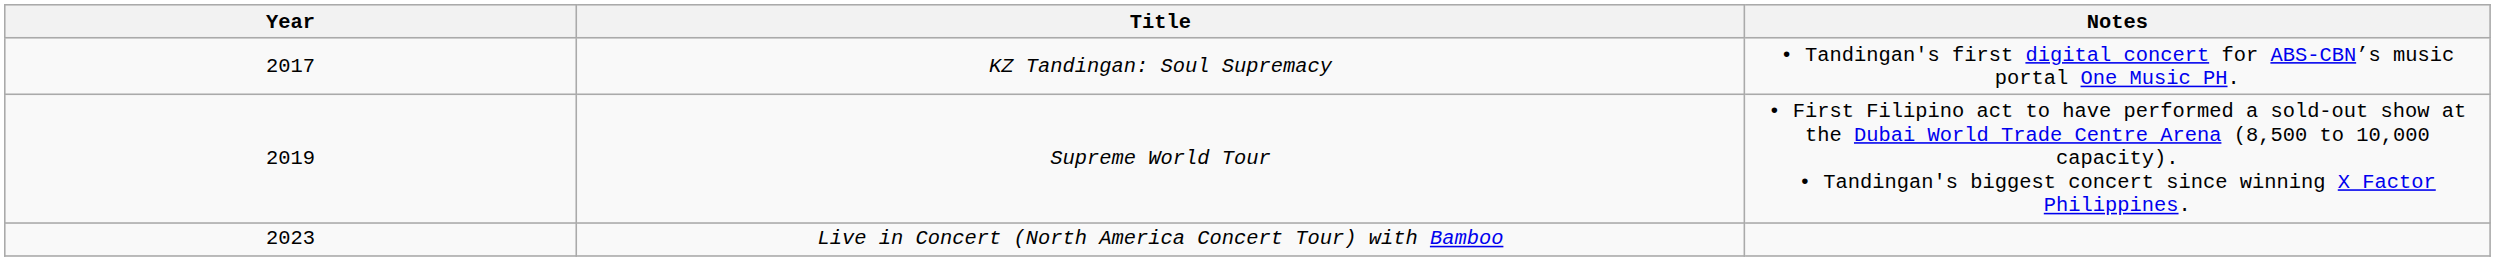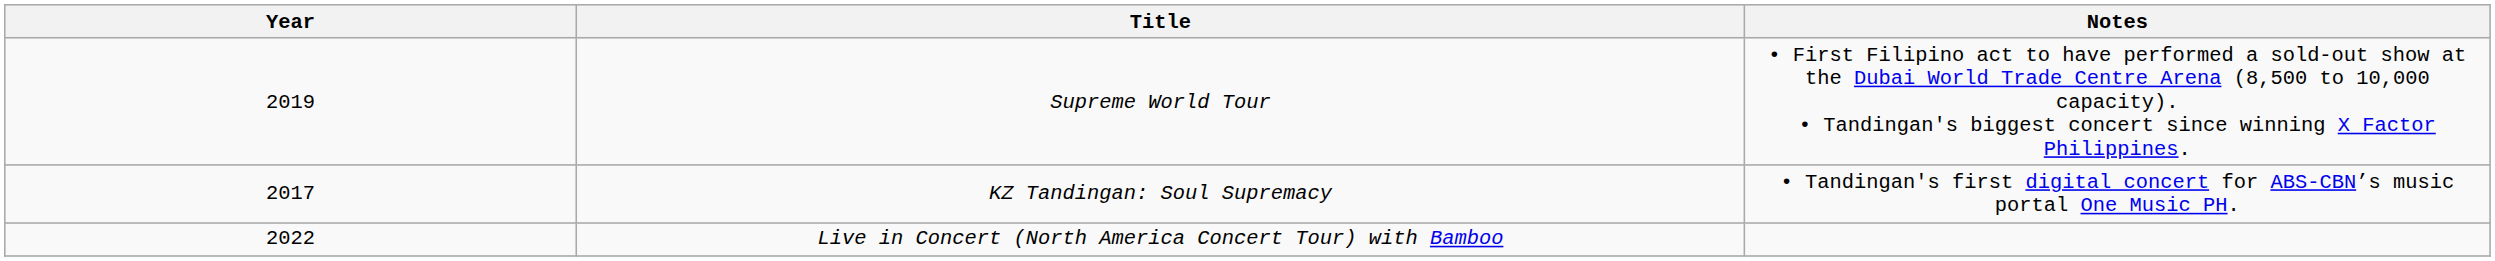rows swapped: (1160, 66) <-> (1160, 159)
(291, 239) 2023 -> (291, 239) 2022
